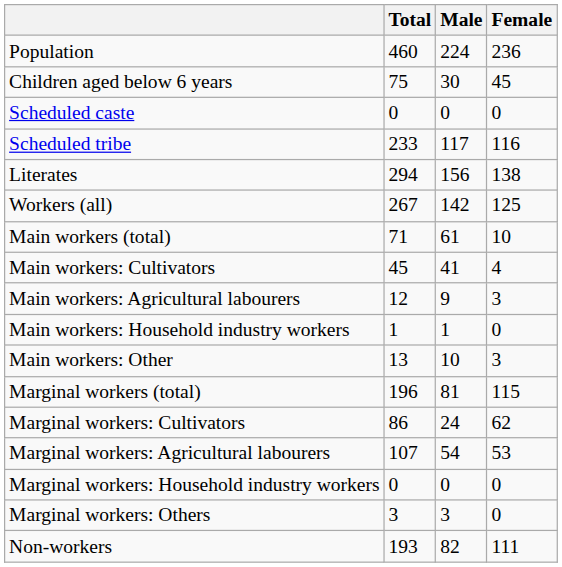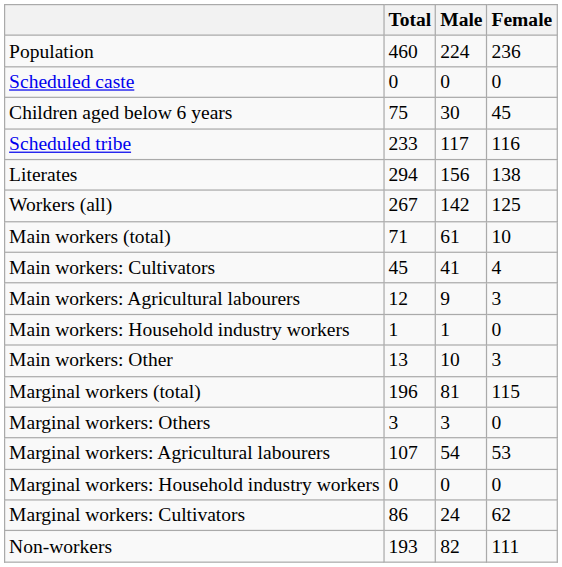rows swapped: (121, 81) <-> (72, 112)
rows swapped: (127, 422) <-> (110, 515)
